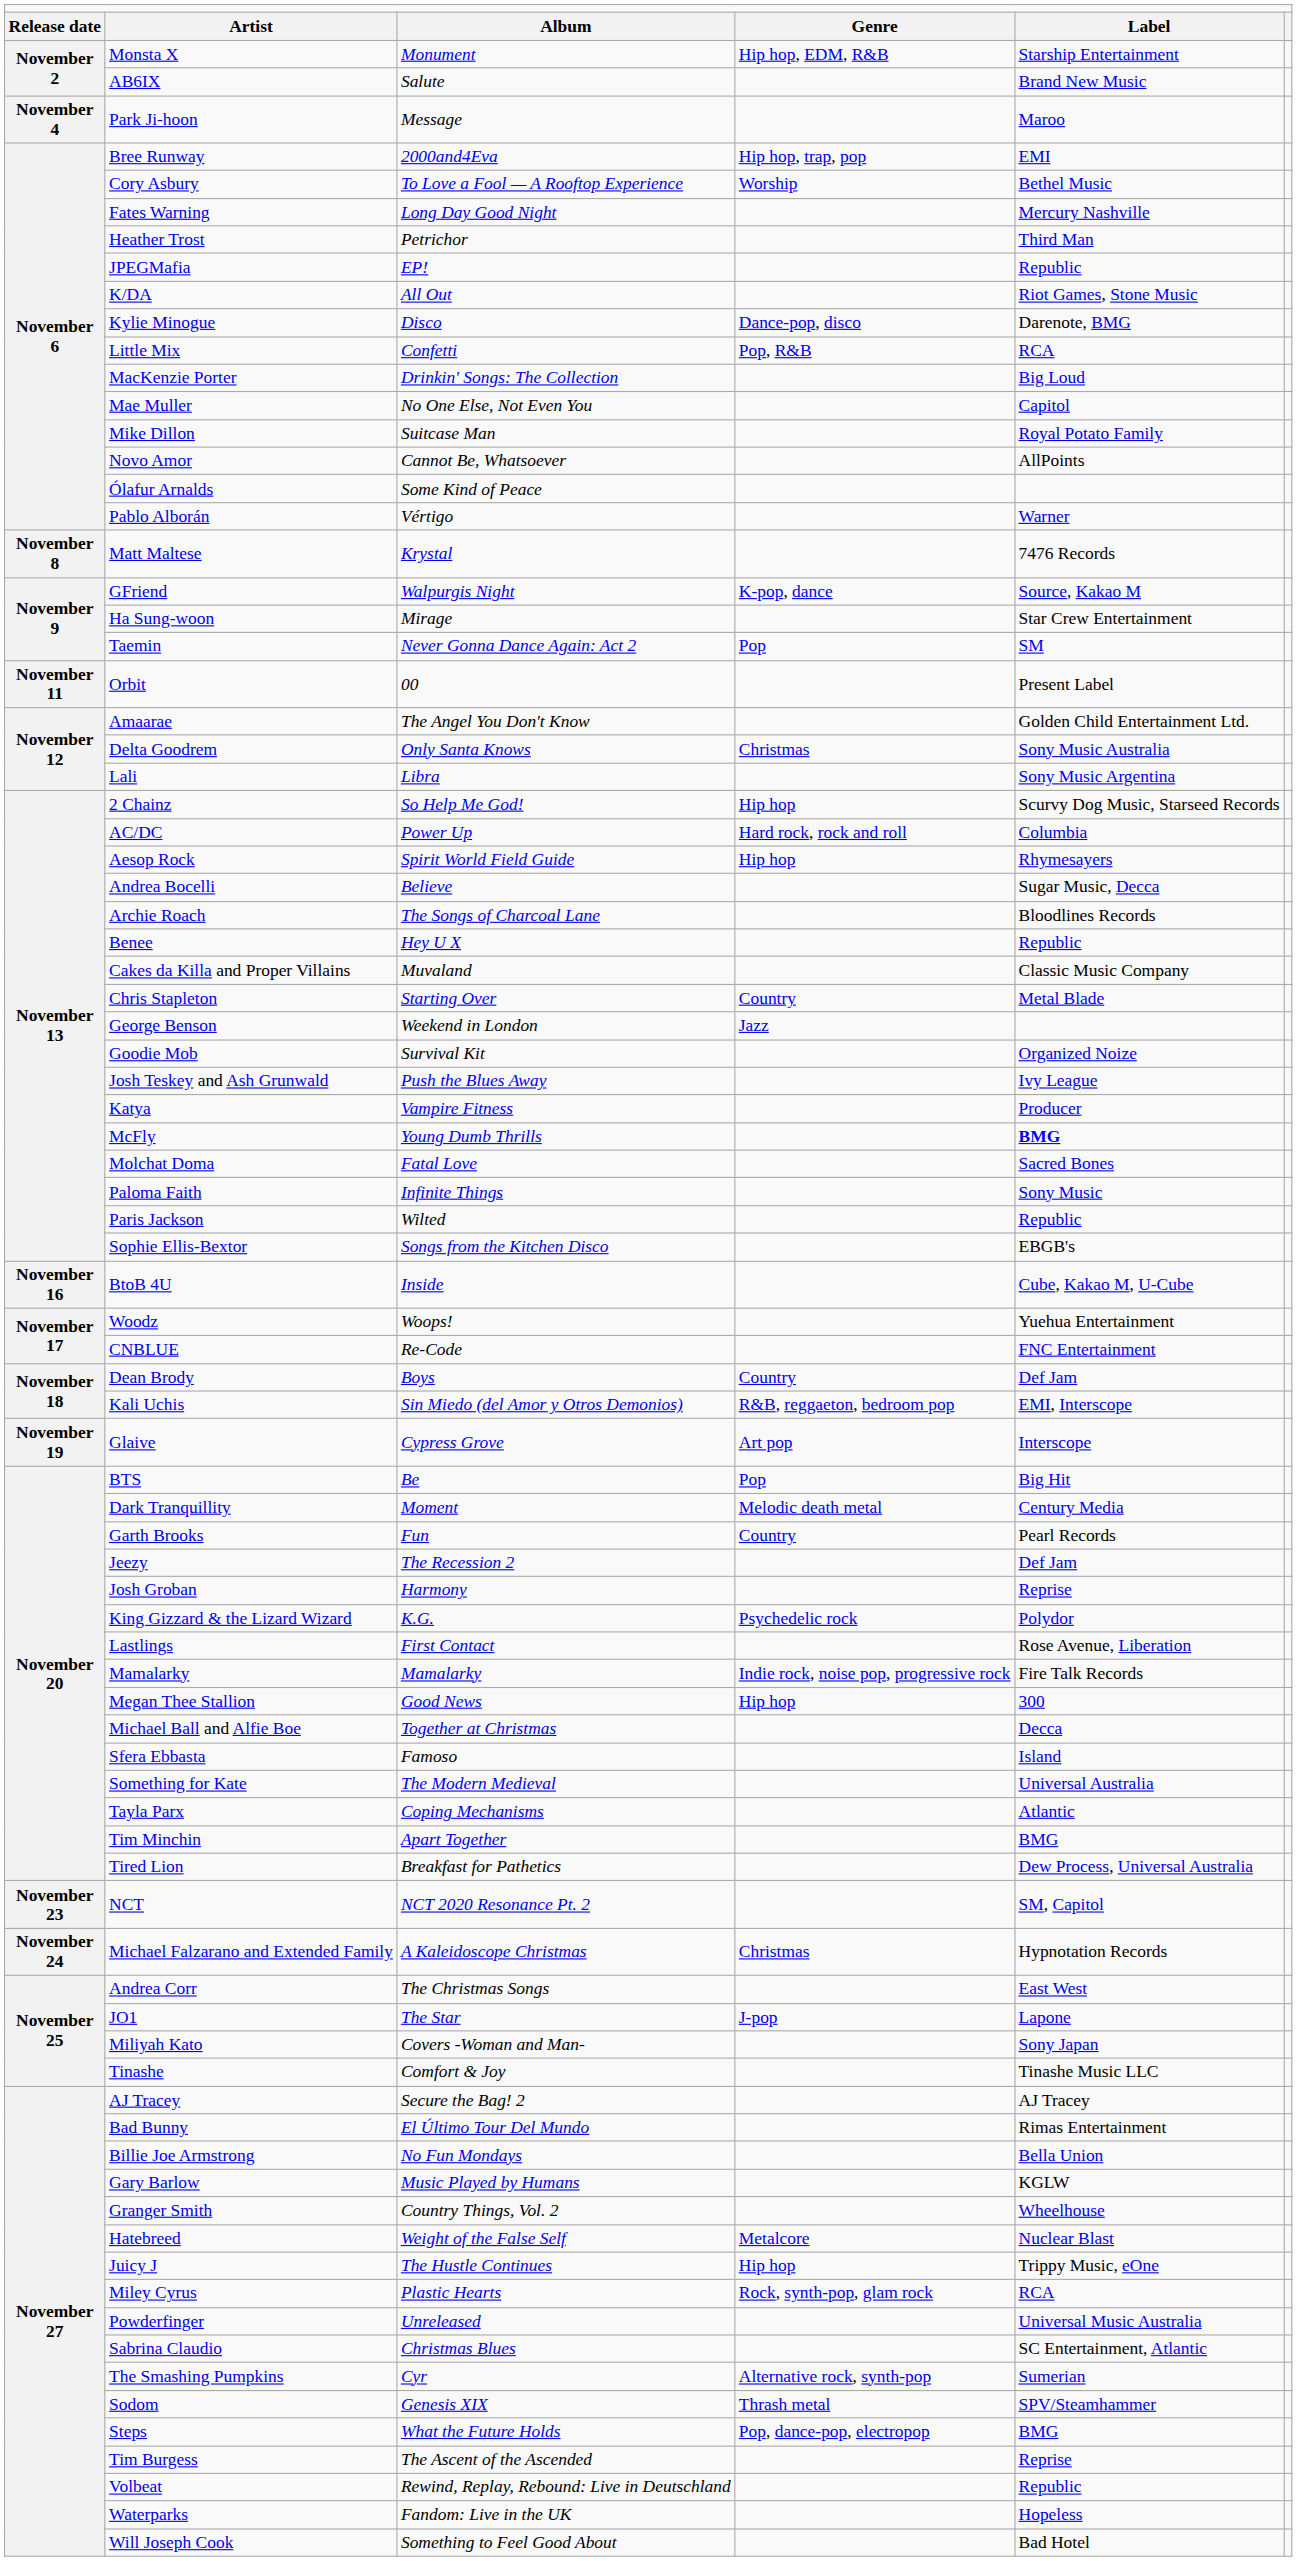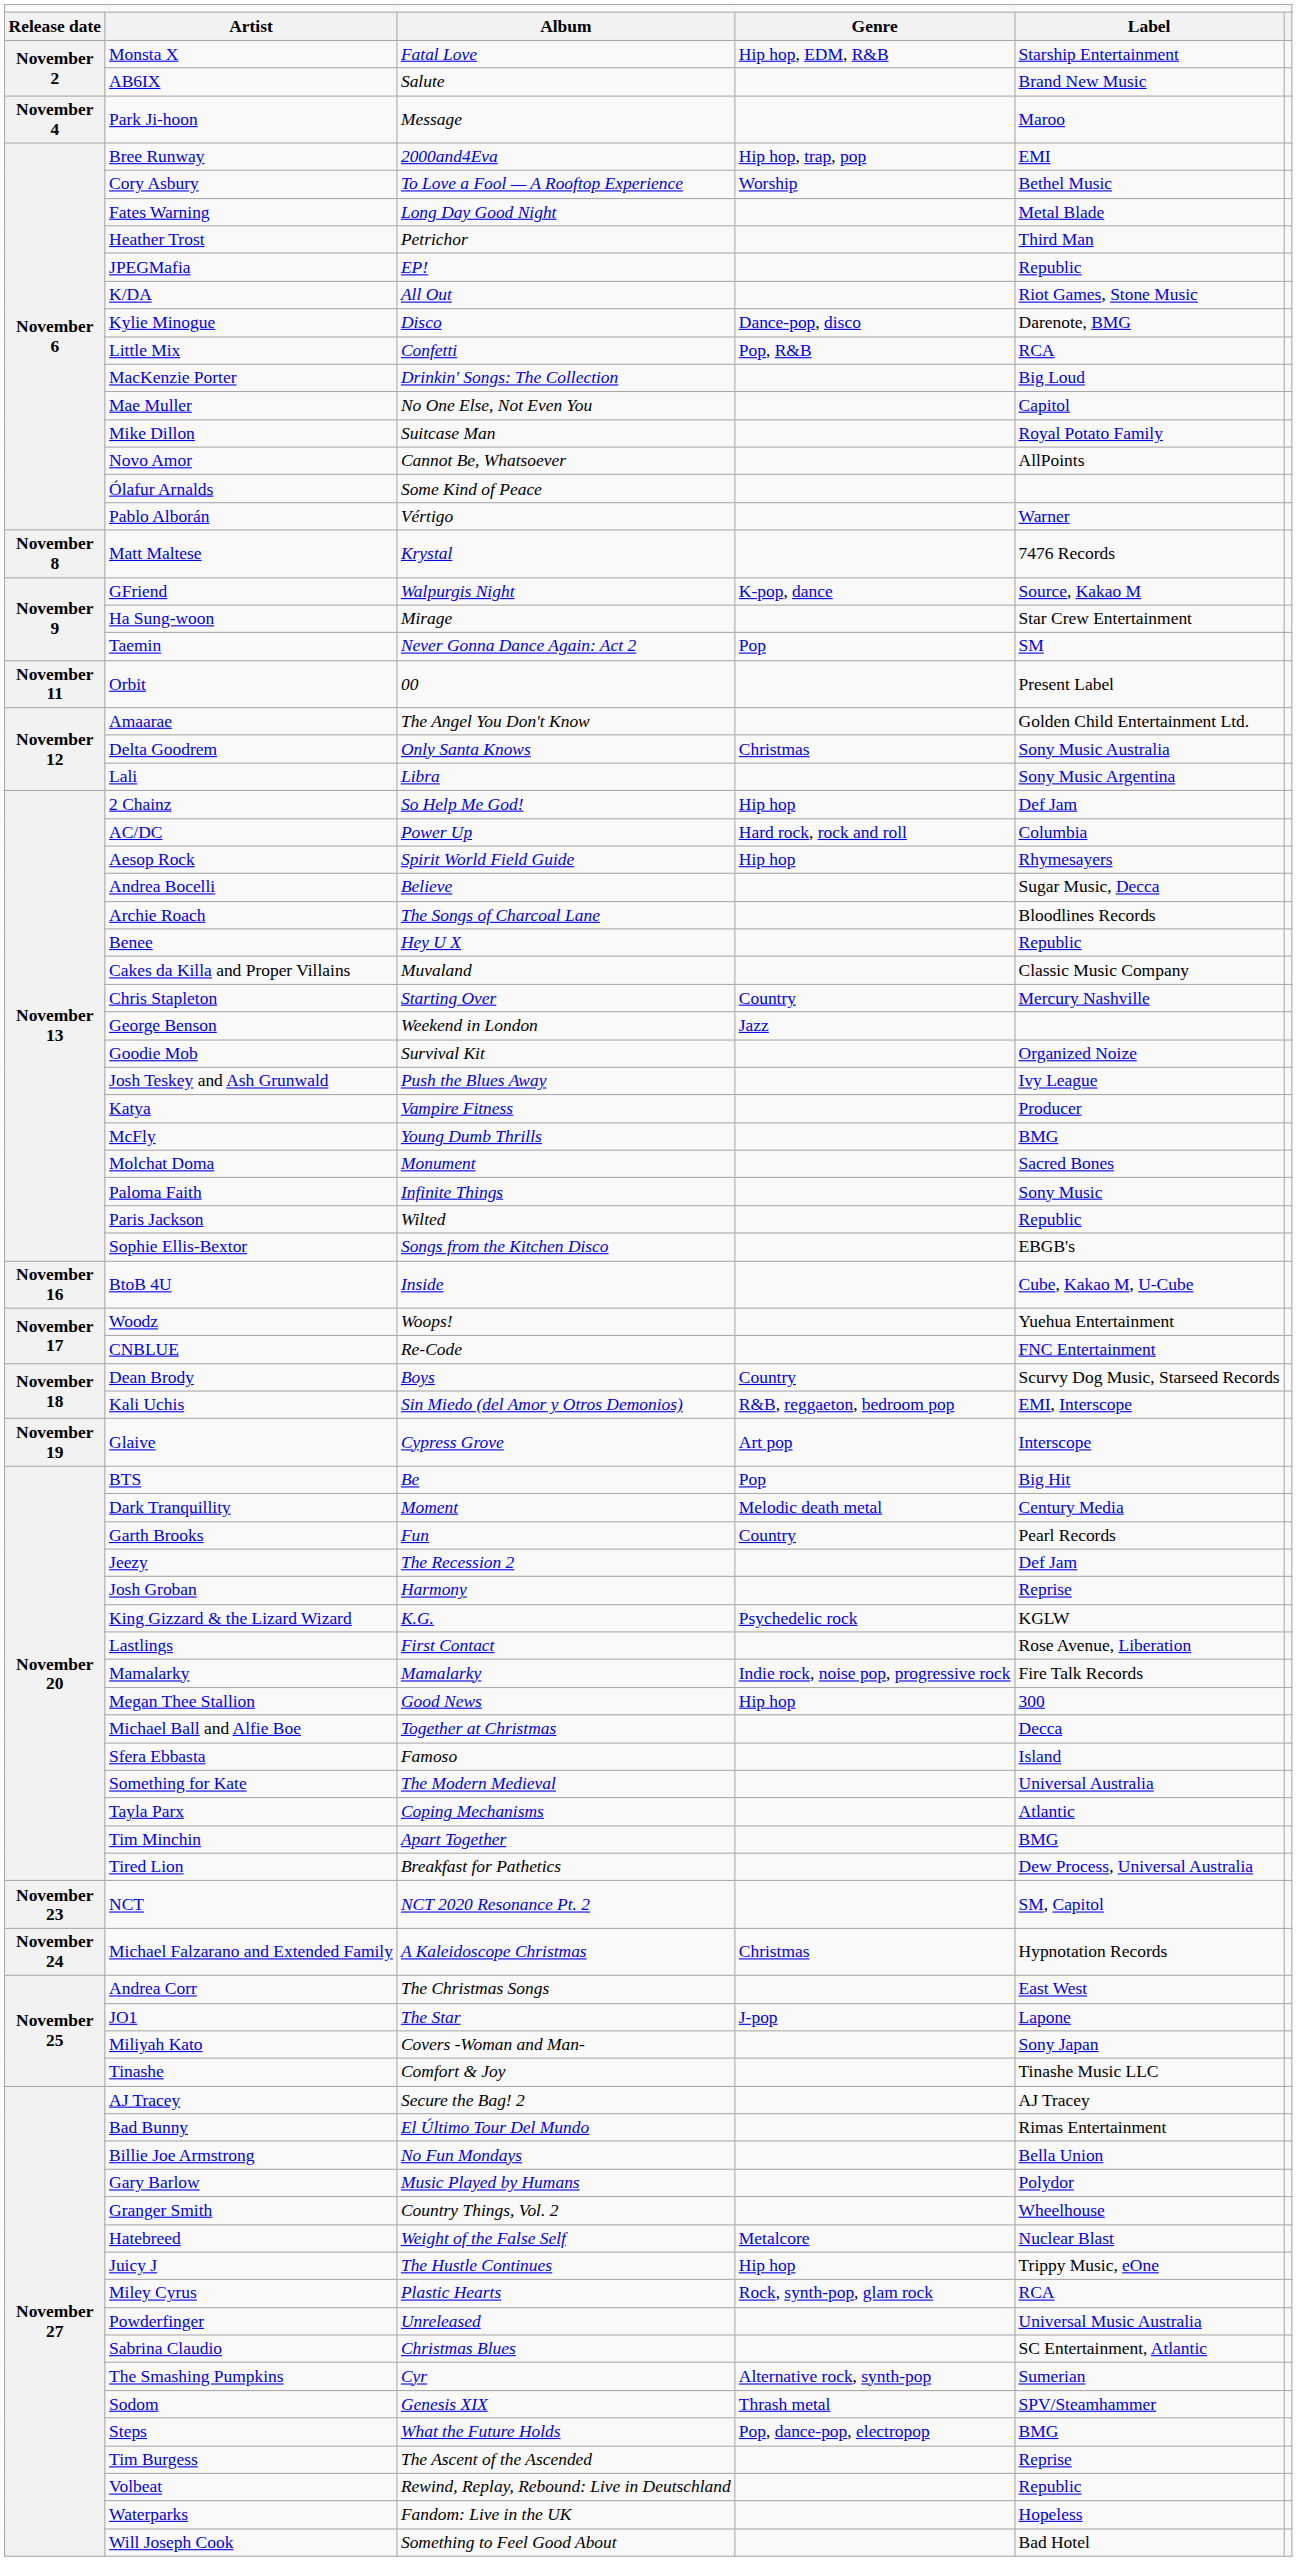(438, 54) Monument -> (439, 54) Fatal Love
(1084, 211) Mercury Nashville -> (1061, 211) Metal Blade
(1149, 804) Scurvy Dog Music, Starseed Records -> (1048, 804) Def Jam
(1061, 997) Metal Blade -> (1084, 997) Mercury Nashville
(1039, 1136) bold -> (1038, 1136) normal
(439, 1163) Fatal Love -> (438, 1163) Monument
(1048, 1377) Def Jam -> (1149, 1377) Scurvy Dog Music, Starseed Records
(1046, 1618) Polydor -> (1044, 1618) KGLW
(1044, 2182) KGLW -> (1046, 2182) Polydor
